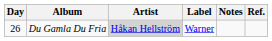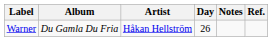columns swapped: (15, 12) <-> (199, 12)
(145, 28) lightgrey background -> (157, 28) no background
